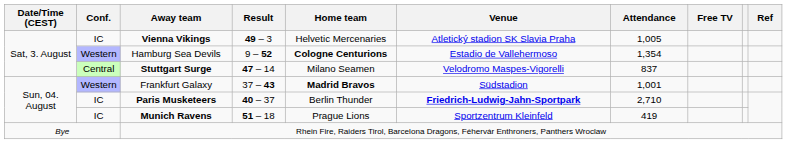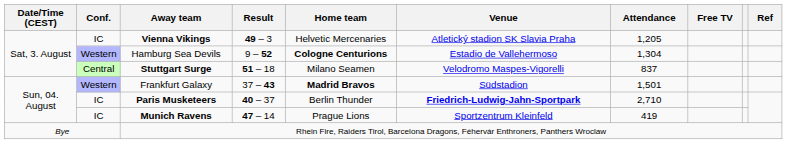(649, 38) 1,005 -> (649, 38) 1,205
(649, 54) 1,354 -> (649, 54) 1,304
(258, 69) 47 – 14 -> (258, 69) 51 – 18
(649, 85) 1,001 -> (649, 85) 1,501
(258, 115) 51 – 18 -> (258, 115) 47 – 14
